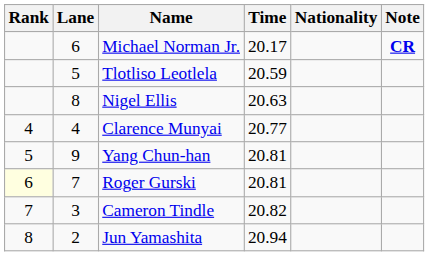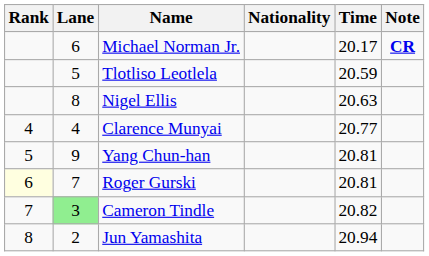columns swapped: (336, 18) <-> (267, 18)
(76, 210) no background -> (76, 210) lightgreen background
